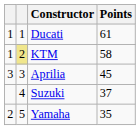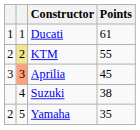(10, 54) 1 -> (10, 54) 2
(106, 54) 58 -> (106, 54) 55
(22, 73) no background -> (22, 73) lightsalmon background
(106, 93) 37 -> (106, 93) 38
